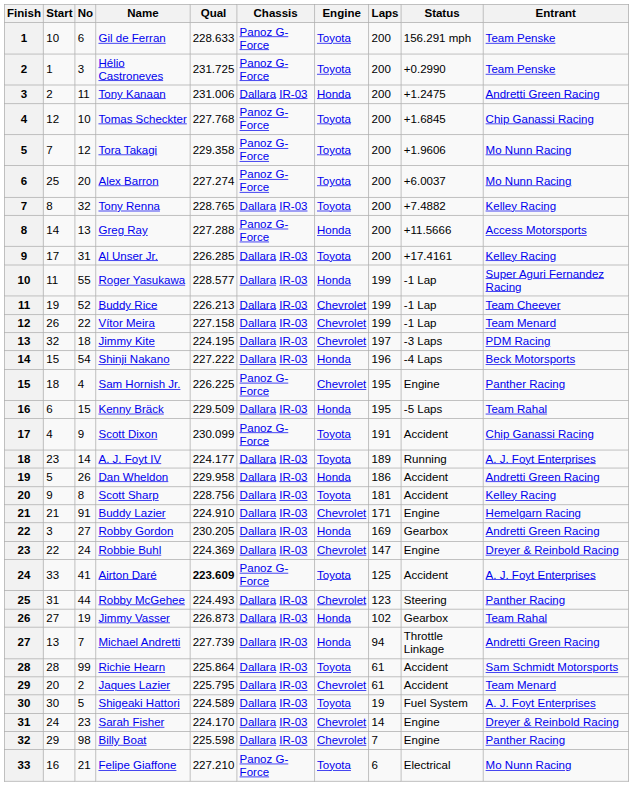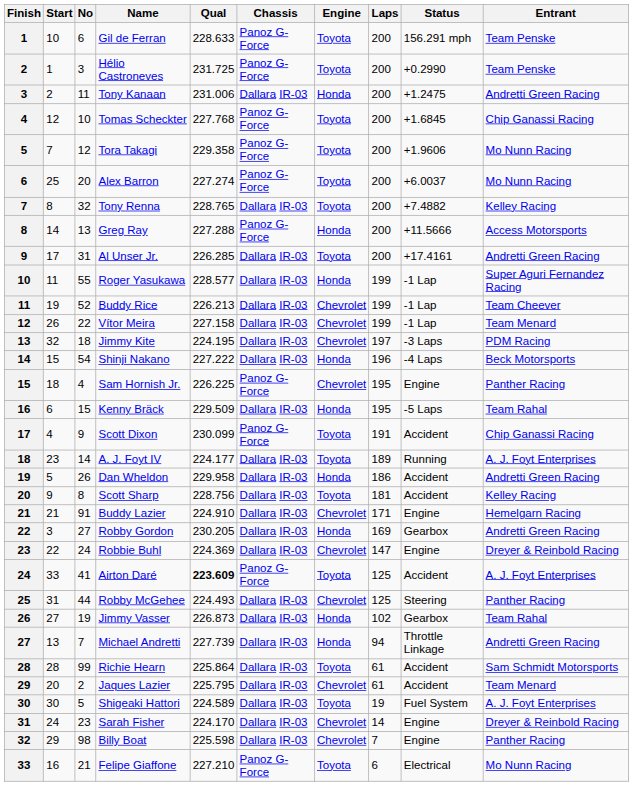(521, 255) Kelley Racing -> (543, 255) Andretti Green Racing
(381, 599) 123 -> (381, 599) 125
